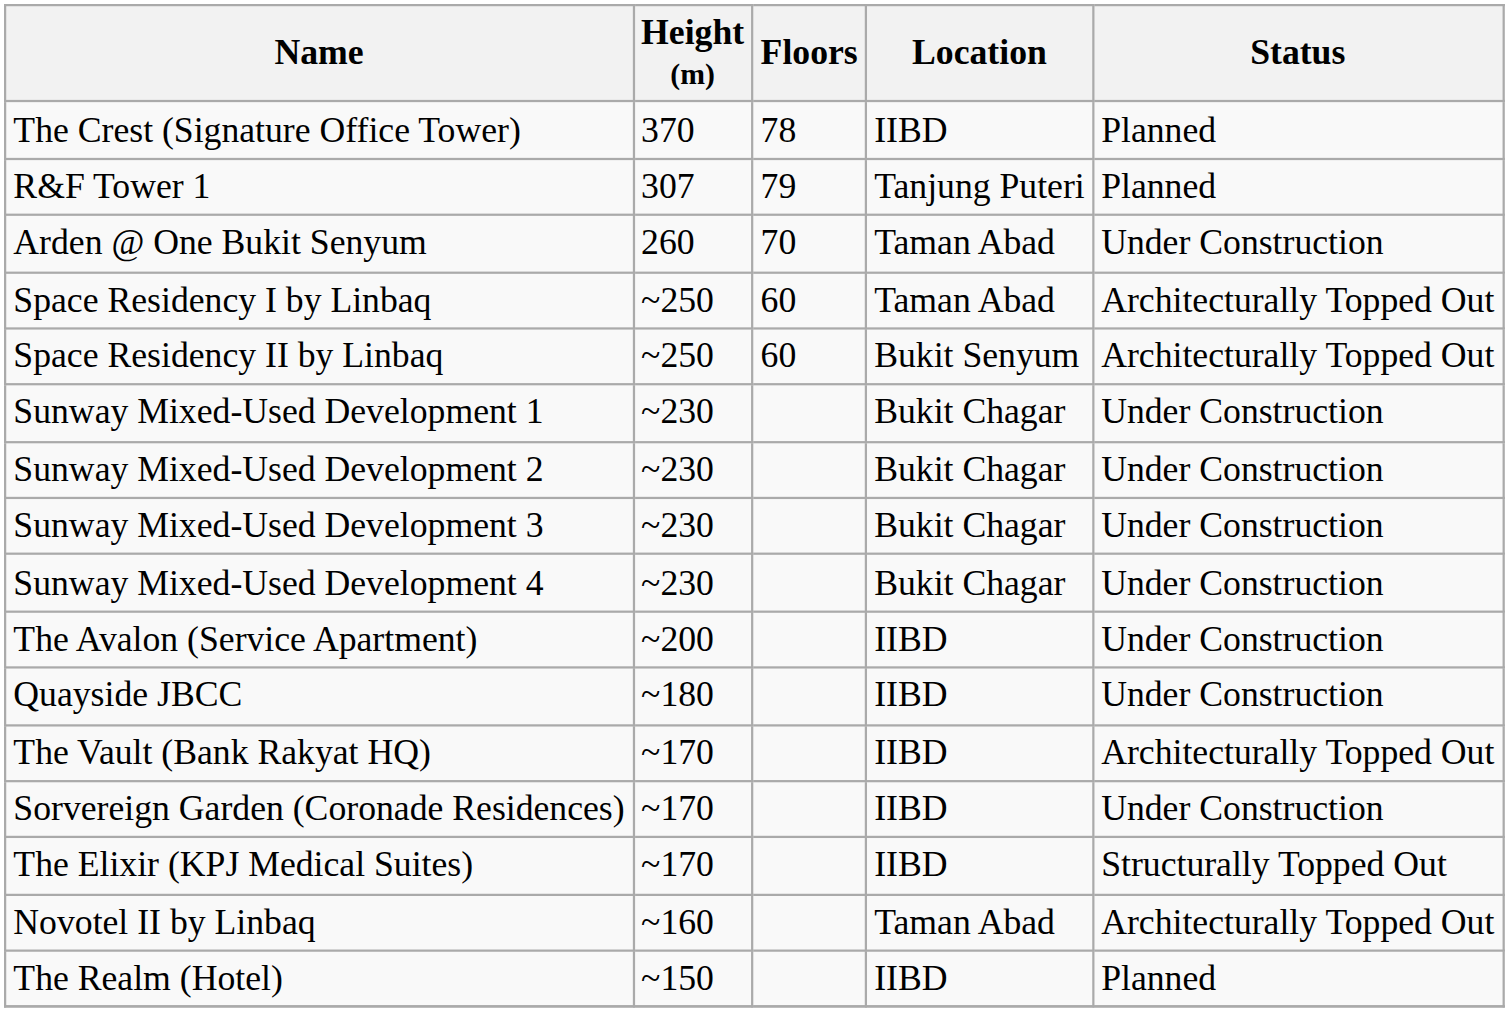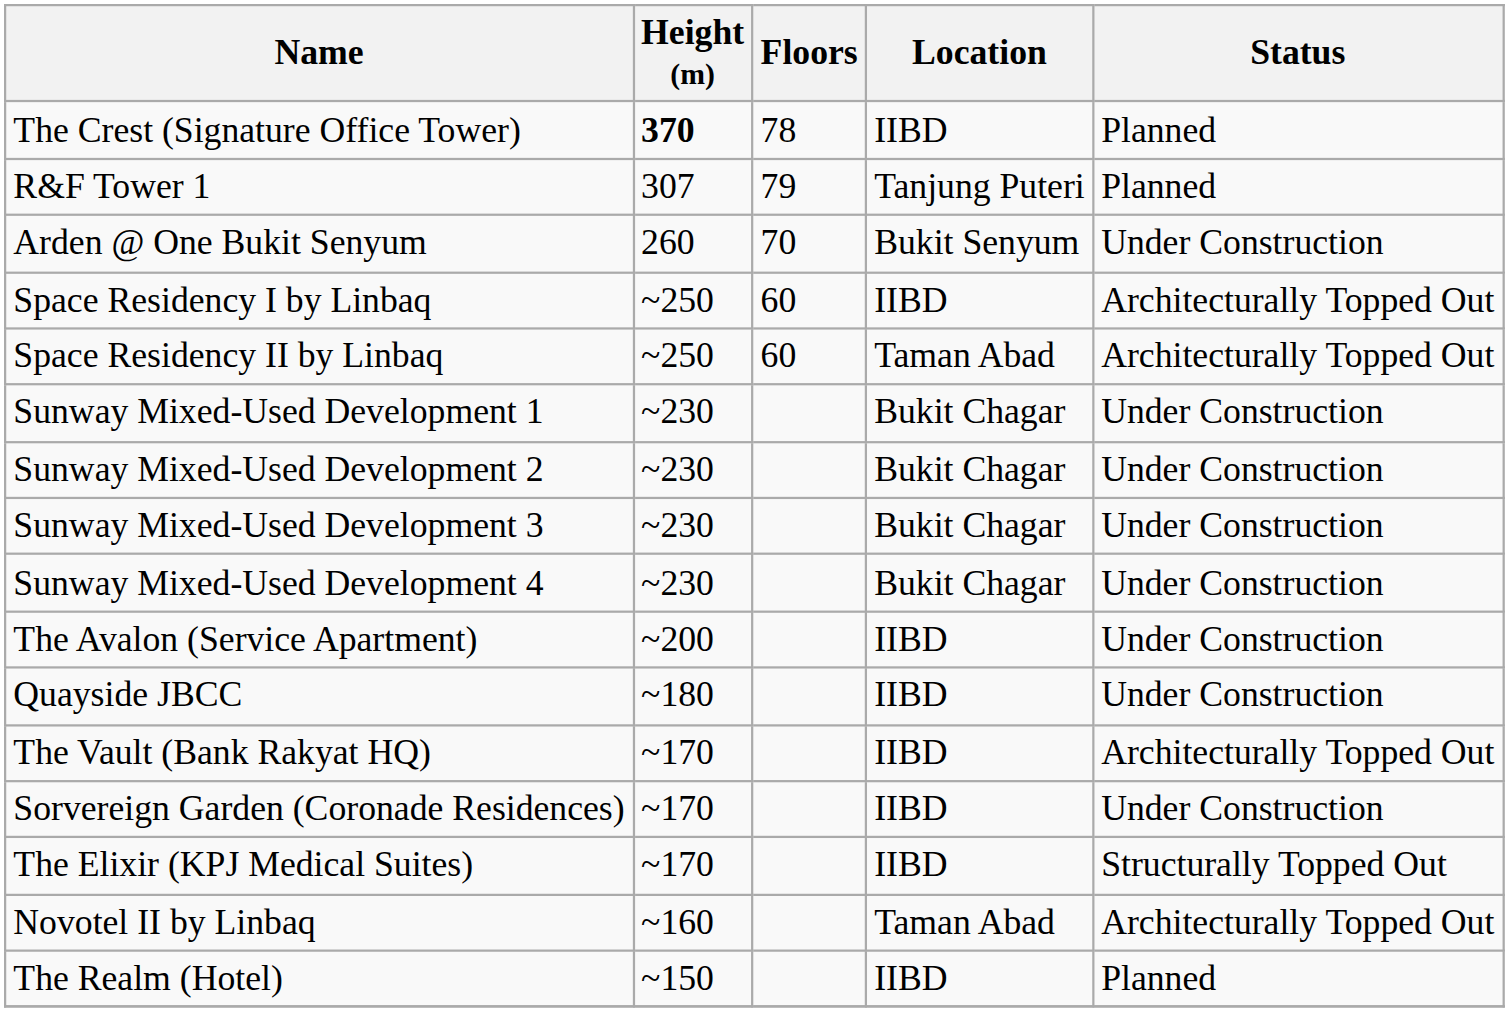(668, 129) normal -> (668, 129) bold
(965, 242) Taman Abad -> (977, 242) Bukit Senyum
(965, 299) Taman Abad -> (911, 299) IIBD
(977, 355) Bukit Senyum -> (965, 355) Taman Abad
